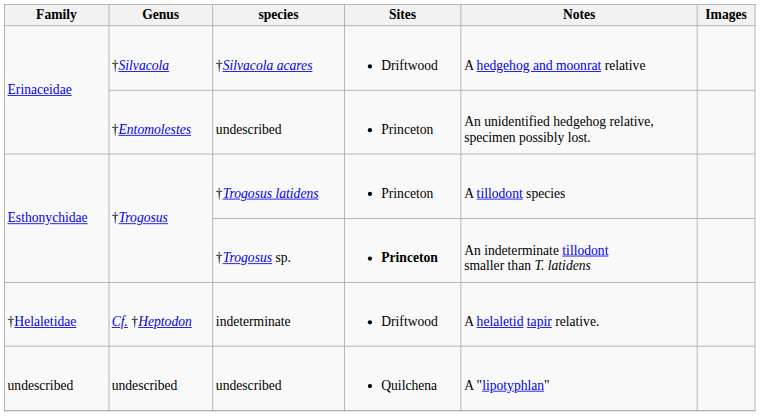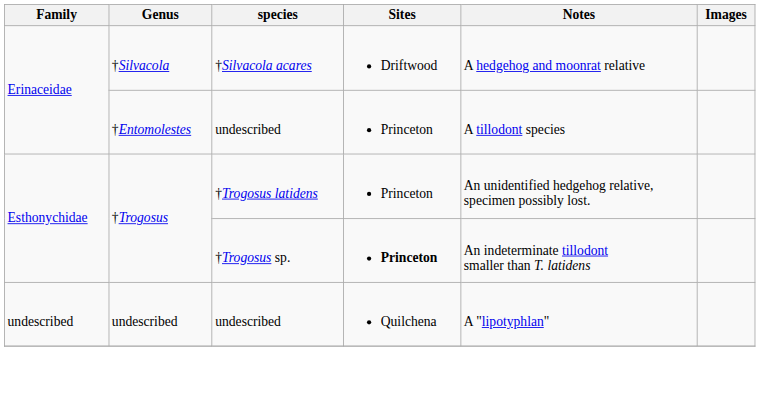(559, 129) An unidentified hedgehog relative, specimen possibly lost. -> (514, 129) A tillodont species
(515, 193) A tillodont species -> (559, 193) An unidentified hedgehog relative, specimen possibly lost.
- row: (152, 322)
